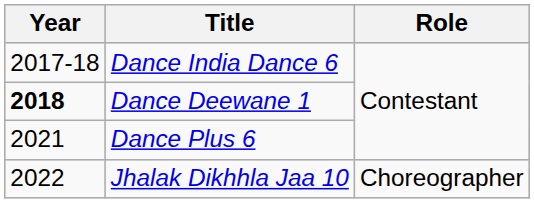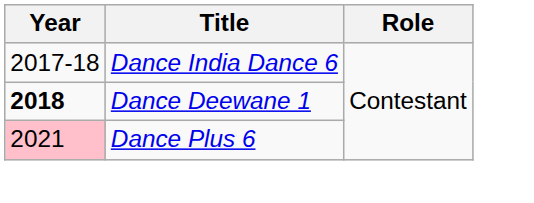(37, 139) no background -> (37, 139) pink background
- row: (230, 178)
